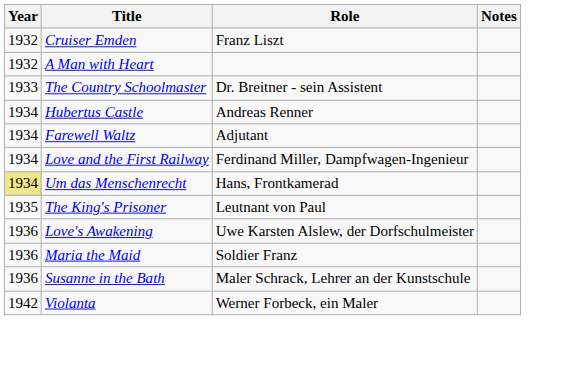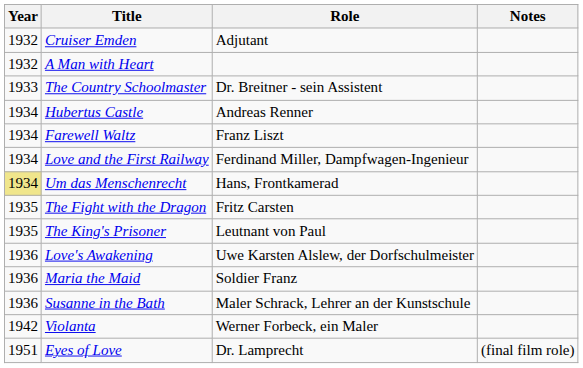(250, 40) Franz Liszt -> (242, 40) Adjutant
(242, 135) Adjutant -> (250, 135) Franz Liszt
+ row: (126, 207)
+ row: (83, 350)
